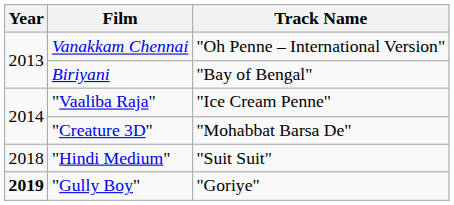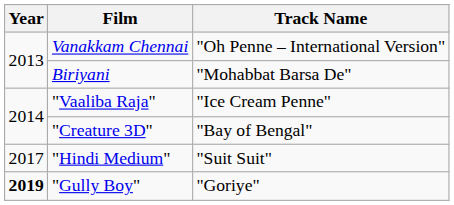(254, 74) "Bay of Bengal" -> (274, 74) "Mohabbat Barsa De"
(274, 130) "Mohabbat Barsa De" -> (254, 130) "Bay of Bengal"
(26, 158) 2018 -> (26, 158) 2017
